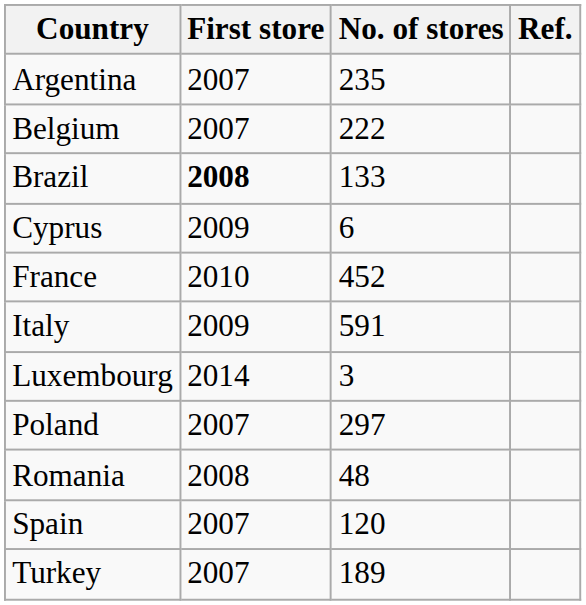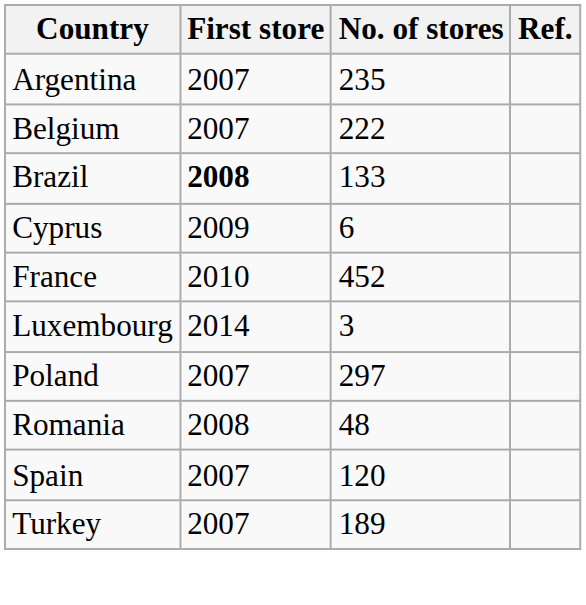- row: (41, 326)
